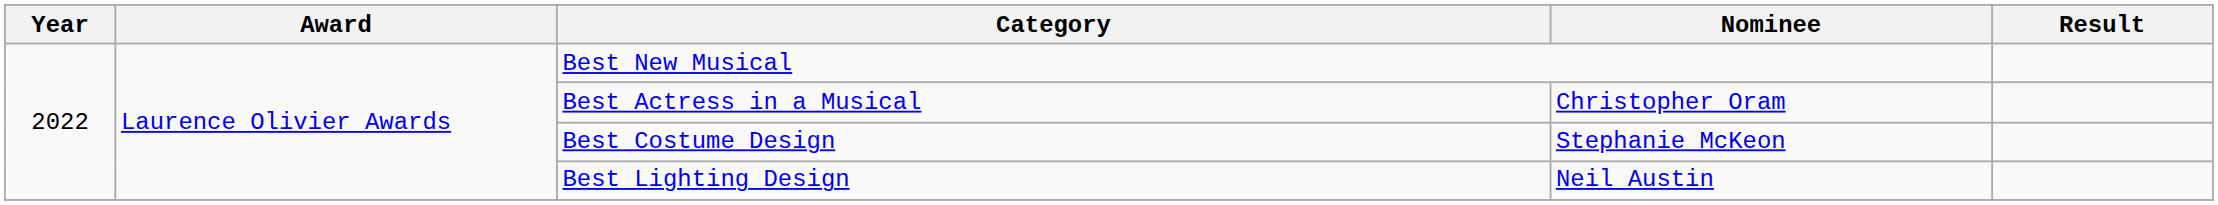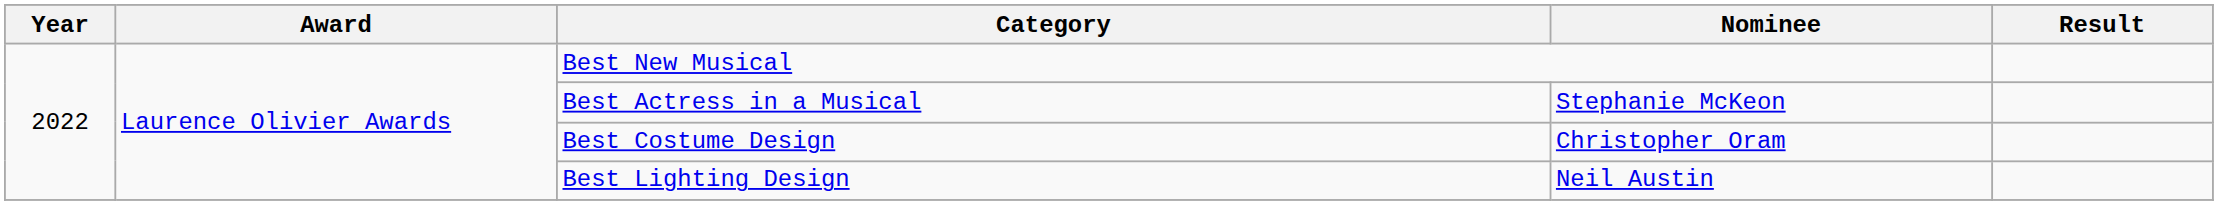(1671, 102) Christopher Oram -> (1671, 102) Stephanie McKeon
(1671, 141) Stephanie McKeon -> (1671, 141) Christopher Oram
